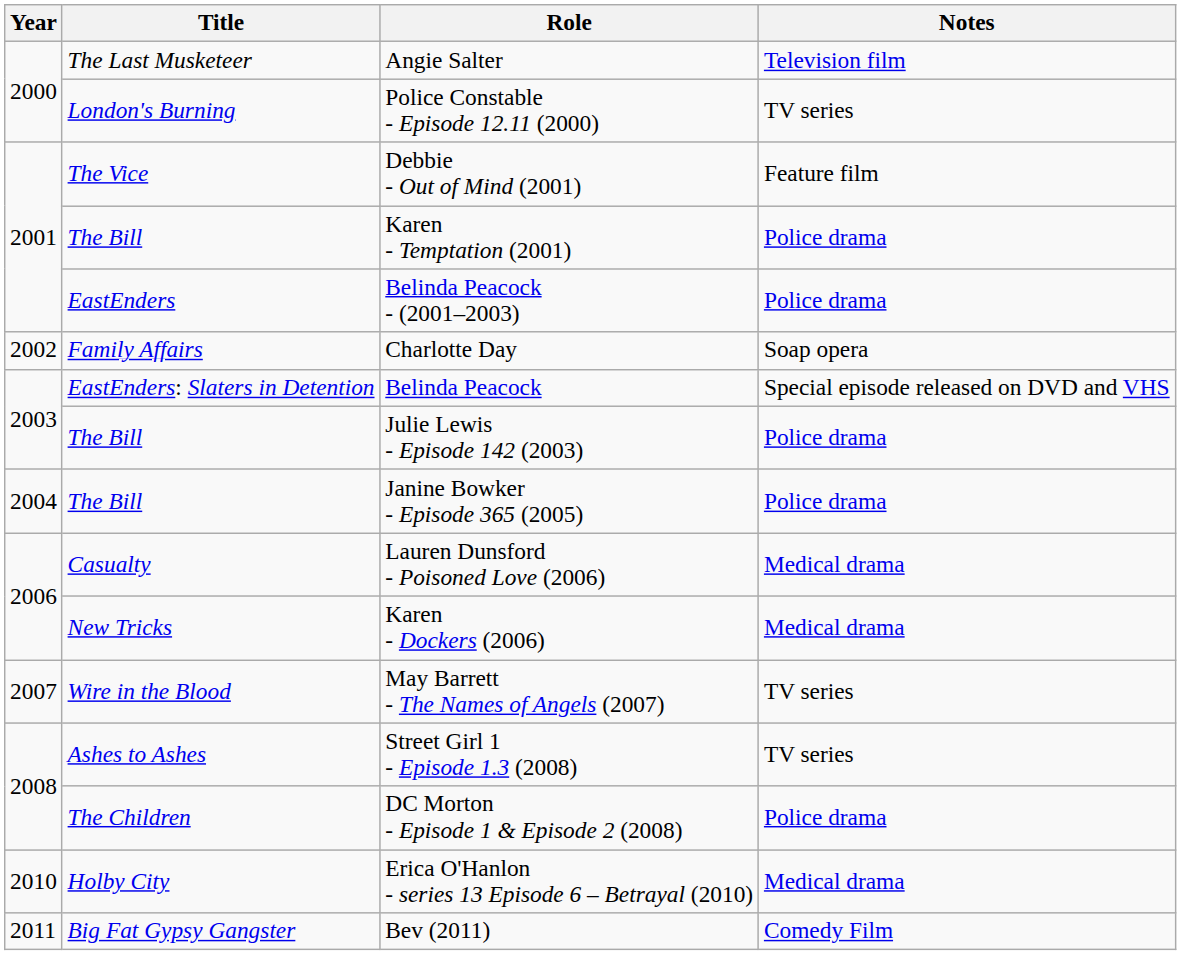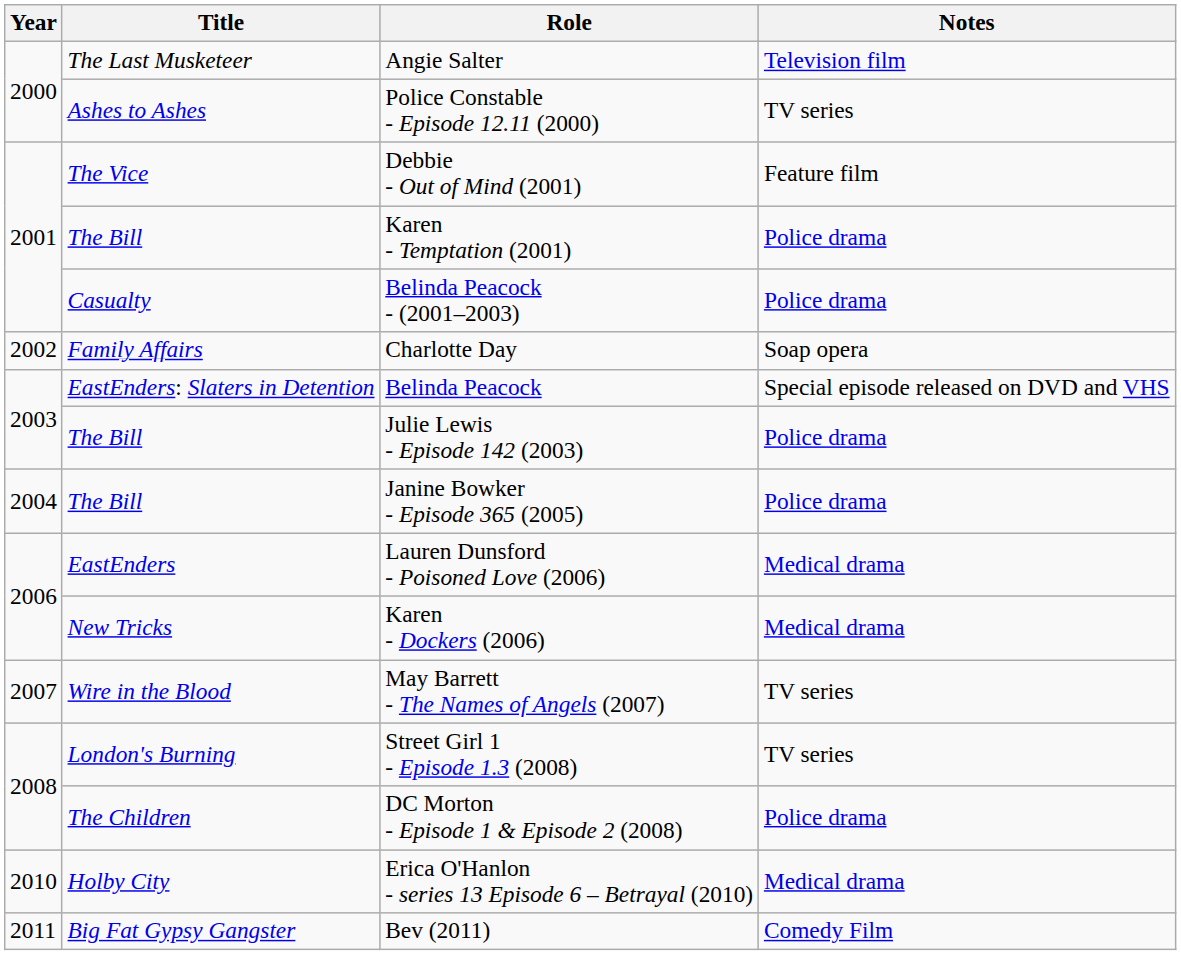(152, 110) London's Burning -> (137, 110) Ashes to Ashes
(121, 300) EastEnders -> (109, 300) Casualty
(109, 564) Casualty -> (121, 564) EastEnders
(137, 754) Ashes to Ashes -> (152, 754) London's Burning
